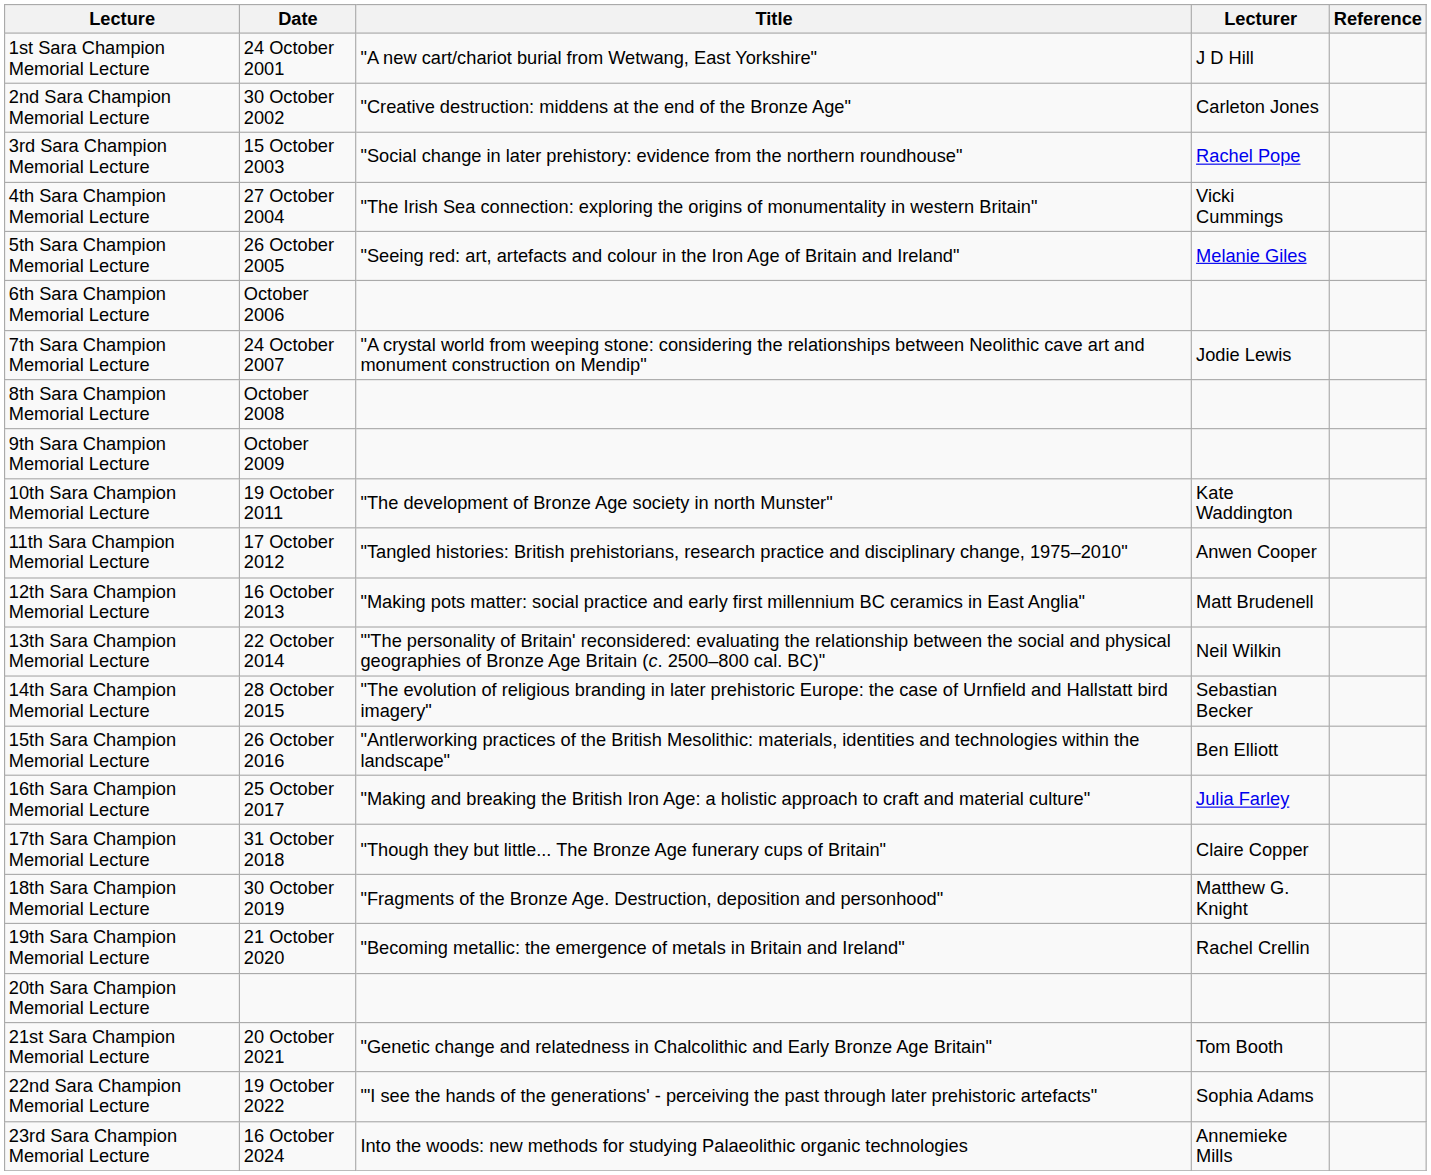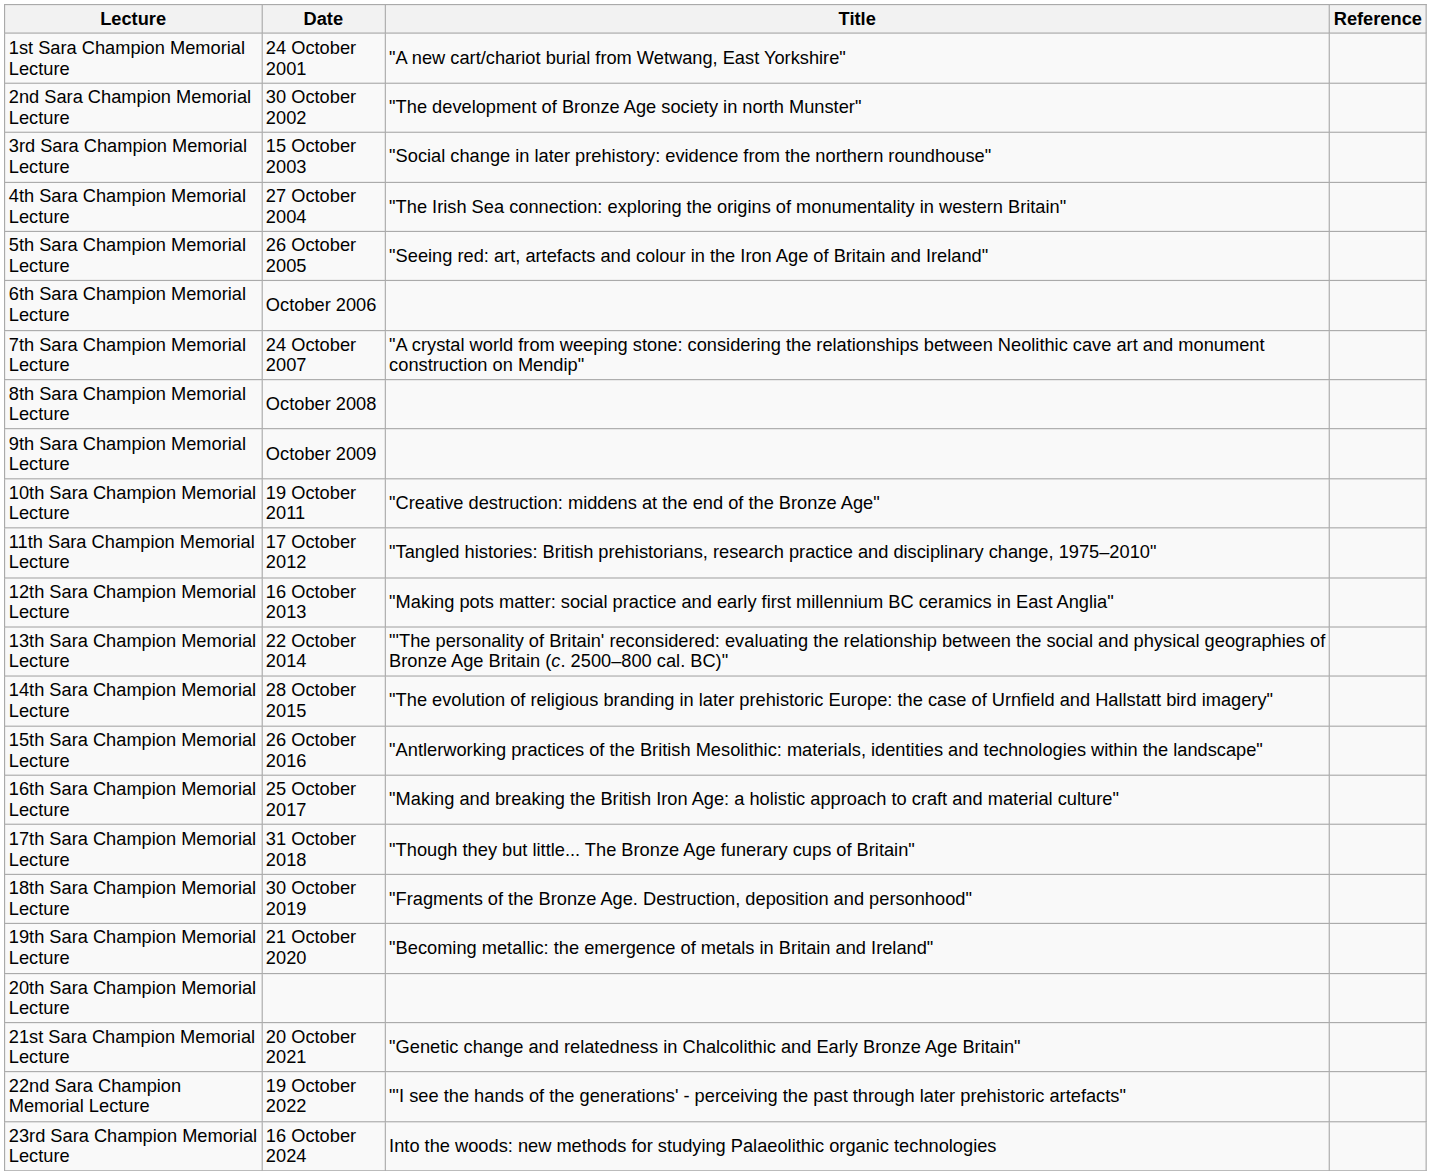- column: (1261, 18)
(606, 107) "Creative destruction: middens at the end of the Bronze Age" -> (625, 107) "The development of Bronze Age society in north Munster"
(597, 503) "The development of Bronze Age society in north Munster" -> (634, 503) "Creative destruction: middens at the end of the Bronze Age"
